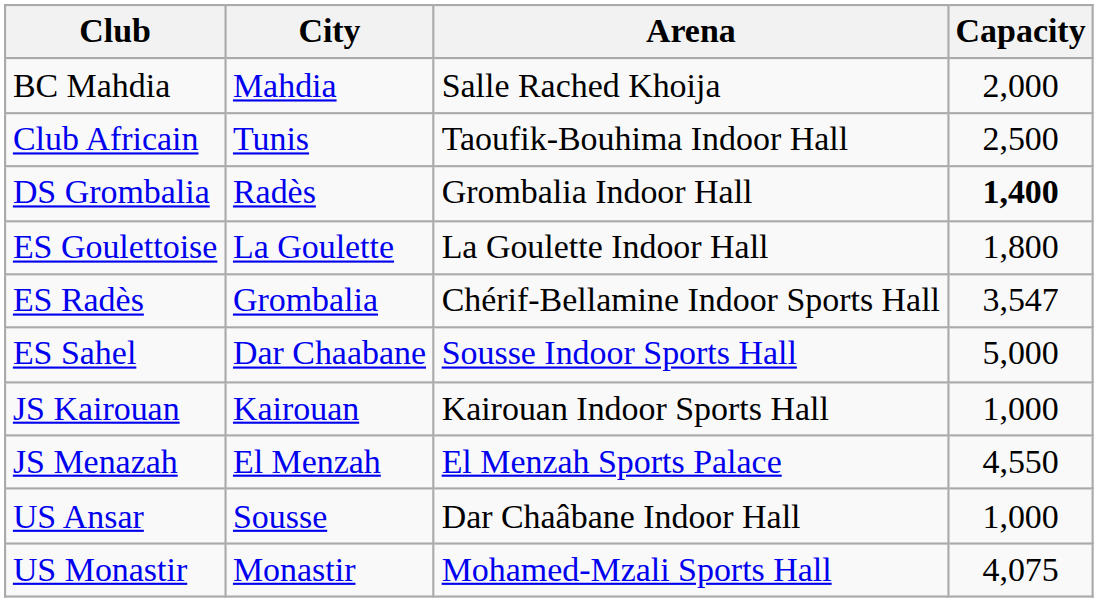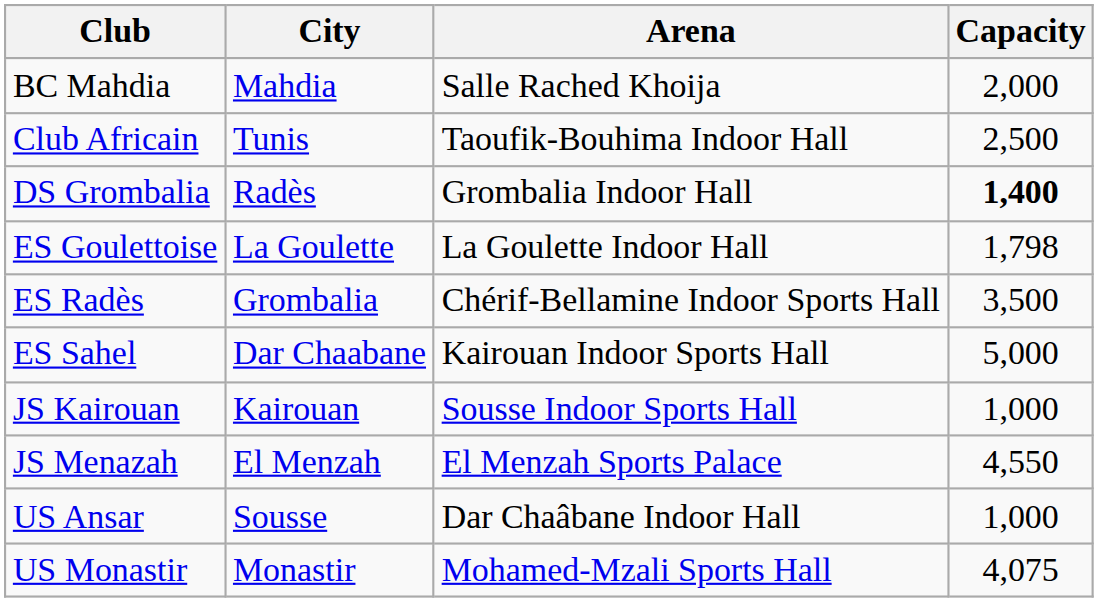(1021, 246) 1,800 -> (1021, 246) 1,798
(1021, 300) 3,547 -> (1021, 300) 3,500
(619, 354) Sousse Indoor Sports Hall -> (635, 354) Kairouan Indoor Sports Hall
(635, 407) Kairouan Indoor Sports Hall -> (619, 407) Sousse Indoor Sports Hall
